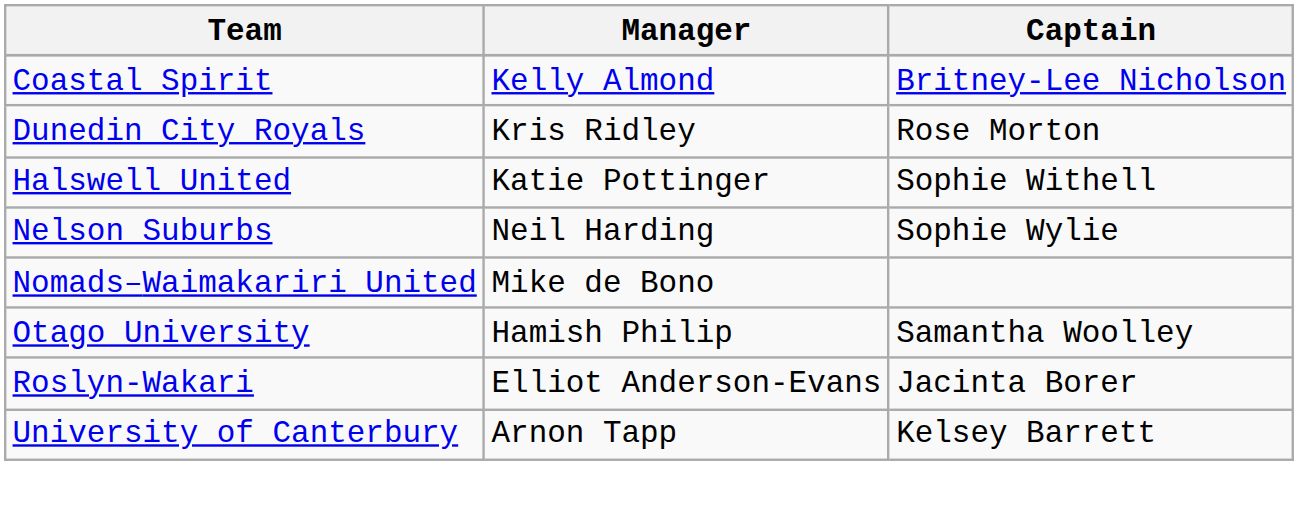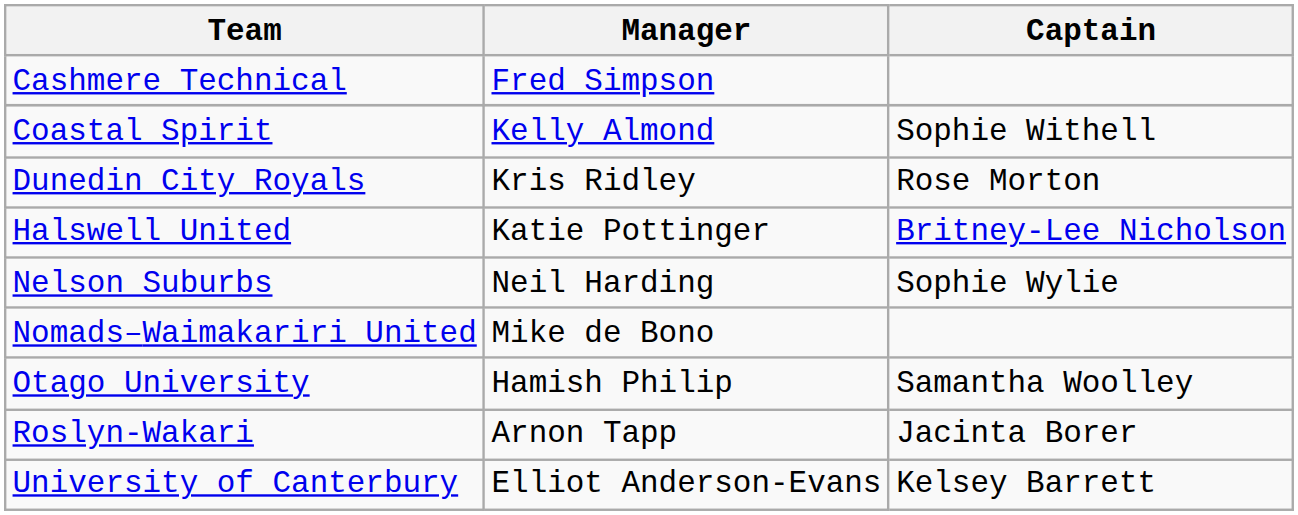+ row: (180, 81)
(1091, 81) Britney-Lee Nicholson -> (1026, 131) Sophie Withell
(1026, 182) Sophie Withell -> (1091, 232) Britney-Lee Nicholson
(686, 383) Elliot Anderson-Evans -> (584, 434) Arnon Tapp
(584, 434) Arnon Tapp -> (686, 484) Elliot Anderson-Evans
